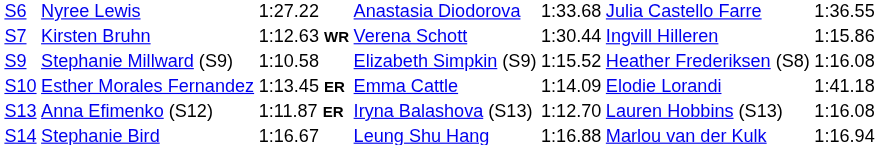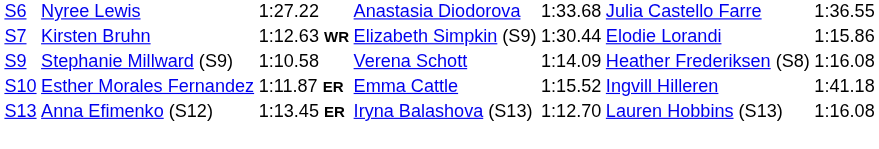(410, 36) Verena Schott -> (445, 36) Elizabeth Simpkin (S9)
(662, 36) Ingvill Hilleren -> (664, 36) Elodie Lorandi
(445, 61) Elizabeth Simpkin (S9) -> (410, 61) Verena Schott
(571, 61) 1:15.52 -> (571, 61) 1:14.09
(302, 86) 1:13.45 ER -> (301, 86) 1:11.87 ER
(571, 86) 1:14.09 -> (571, 86) 1:15.52
(664, 86) Elodie Lorandi -> (662, 86) Ingvill Hilleren
(301, 110) 1:11.87 ER -> (302, 110) 1:13.45 ER
- row: (100, 135)
